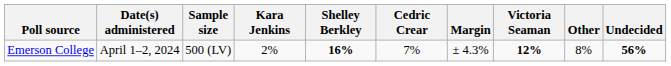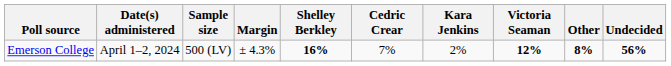columns swapped: (471, 30) <-> (270, 22)
(584, 50) normal -> (584, 50) bold
